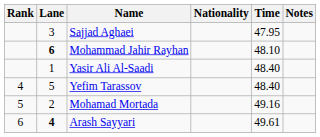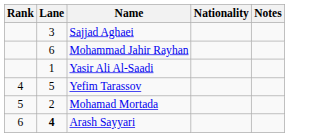- column: (267, 13)
(52, 50) bold -> (52, 50) normal
